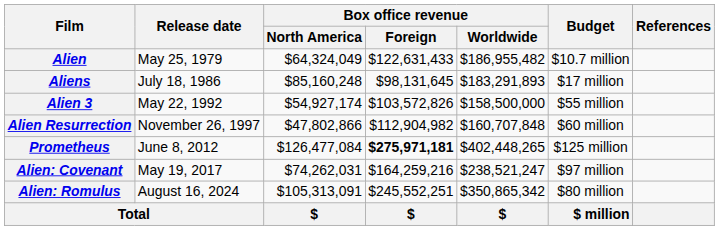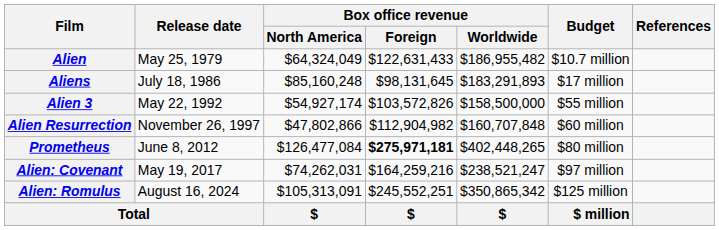(591, 147) $125 million -> (591, 147) $80 million
(591, 192) $80 million -> (591, 192) $125 million
